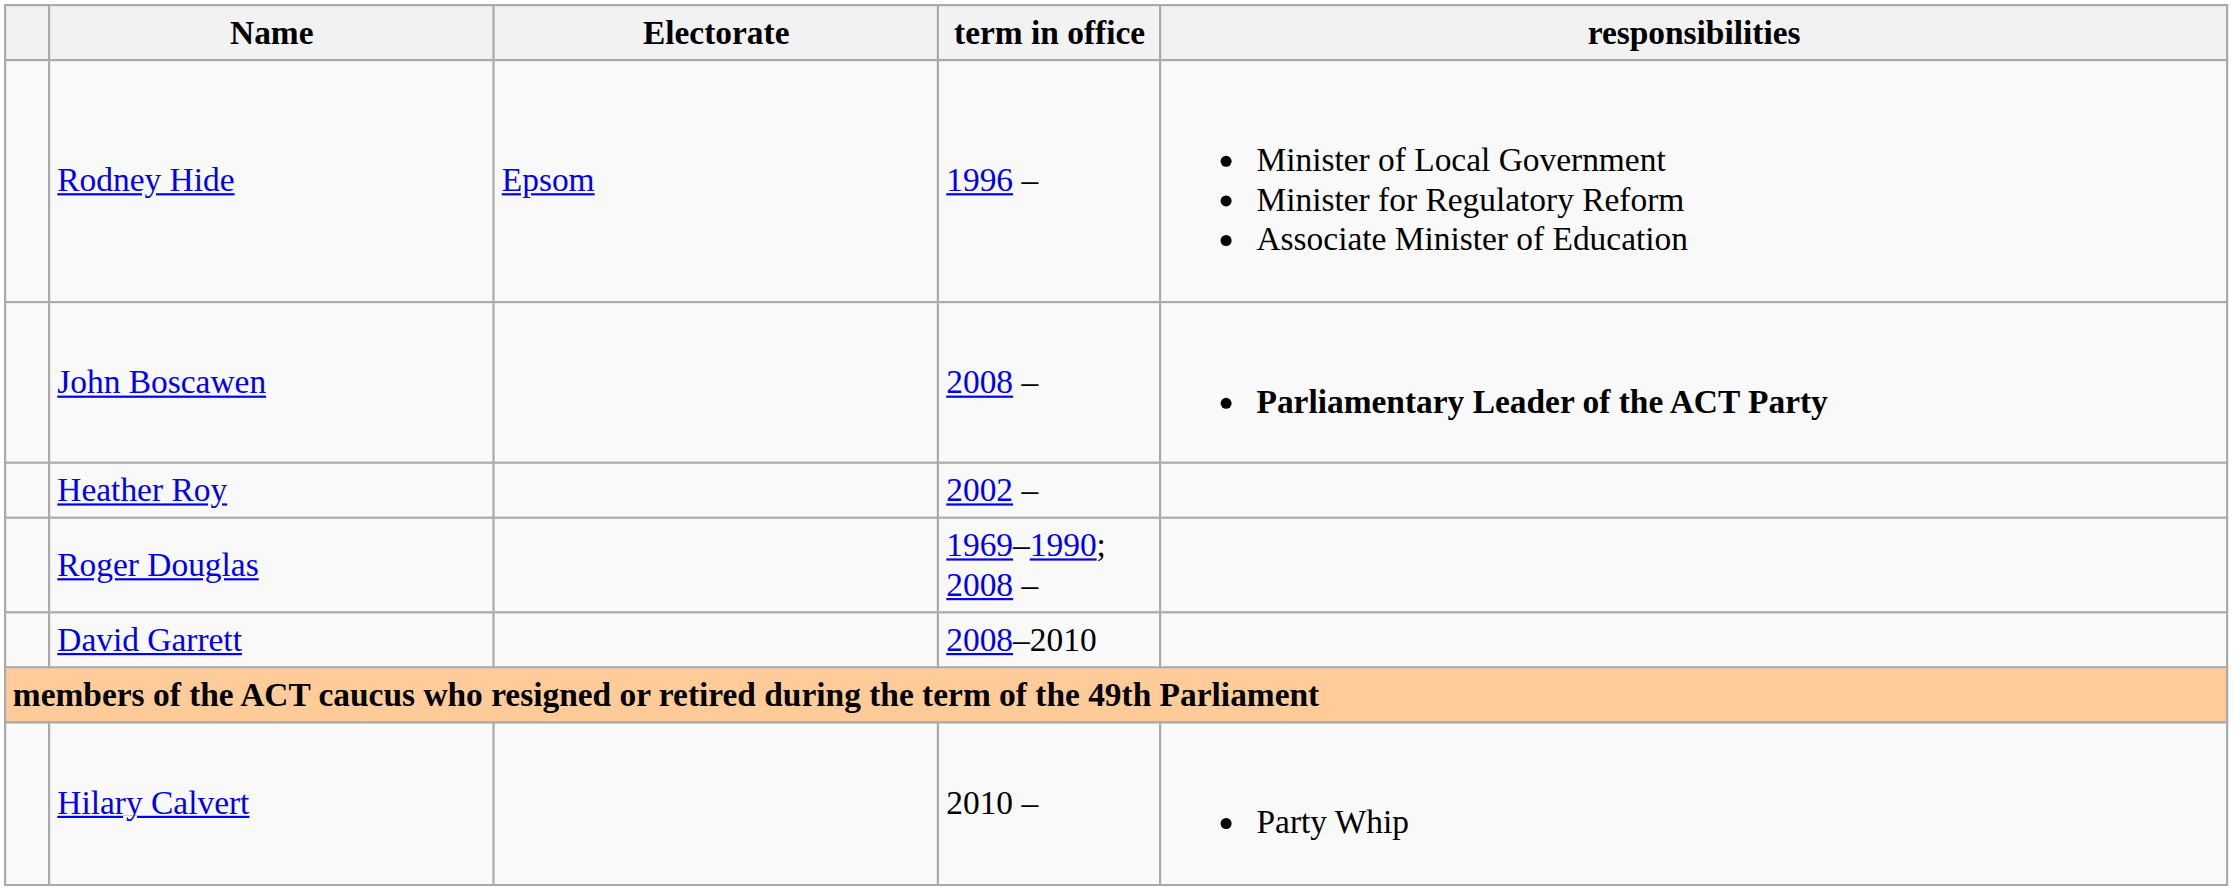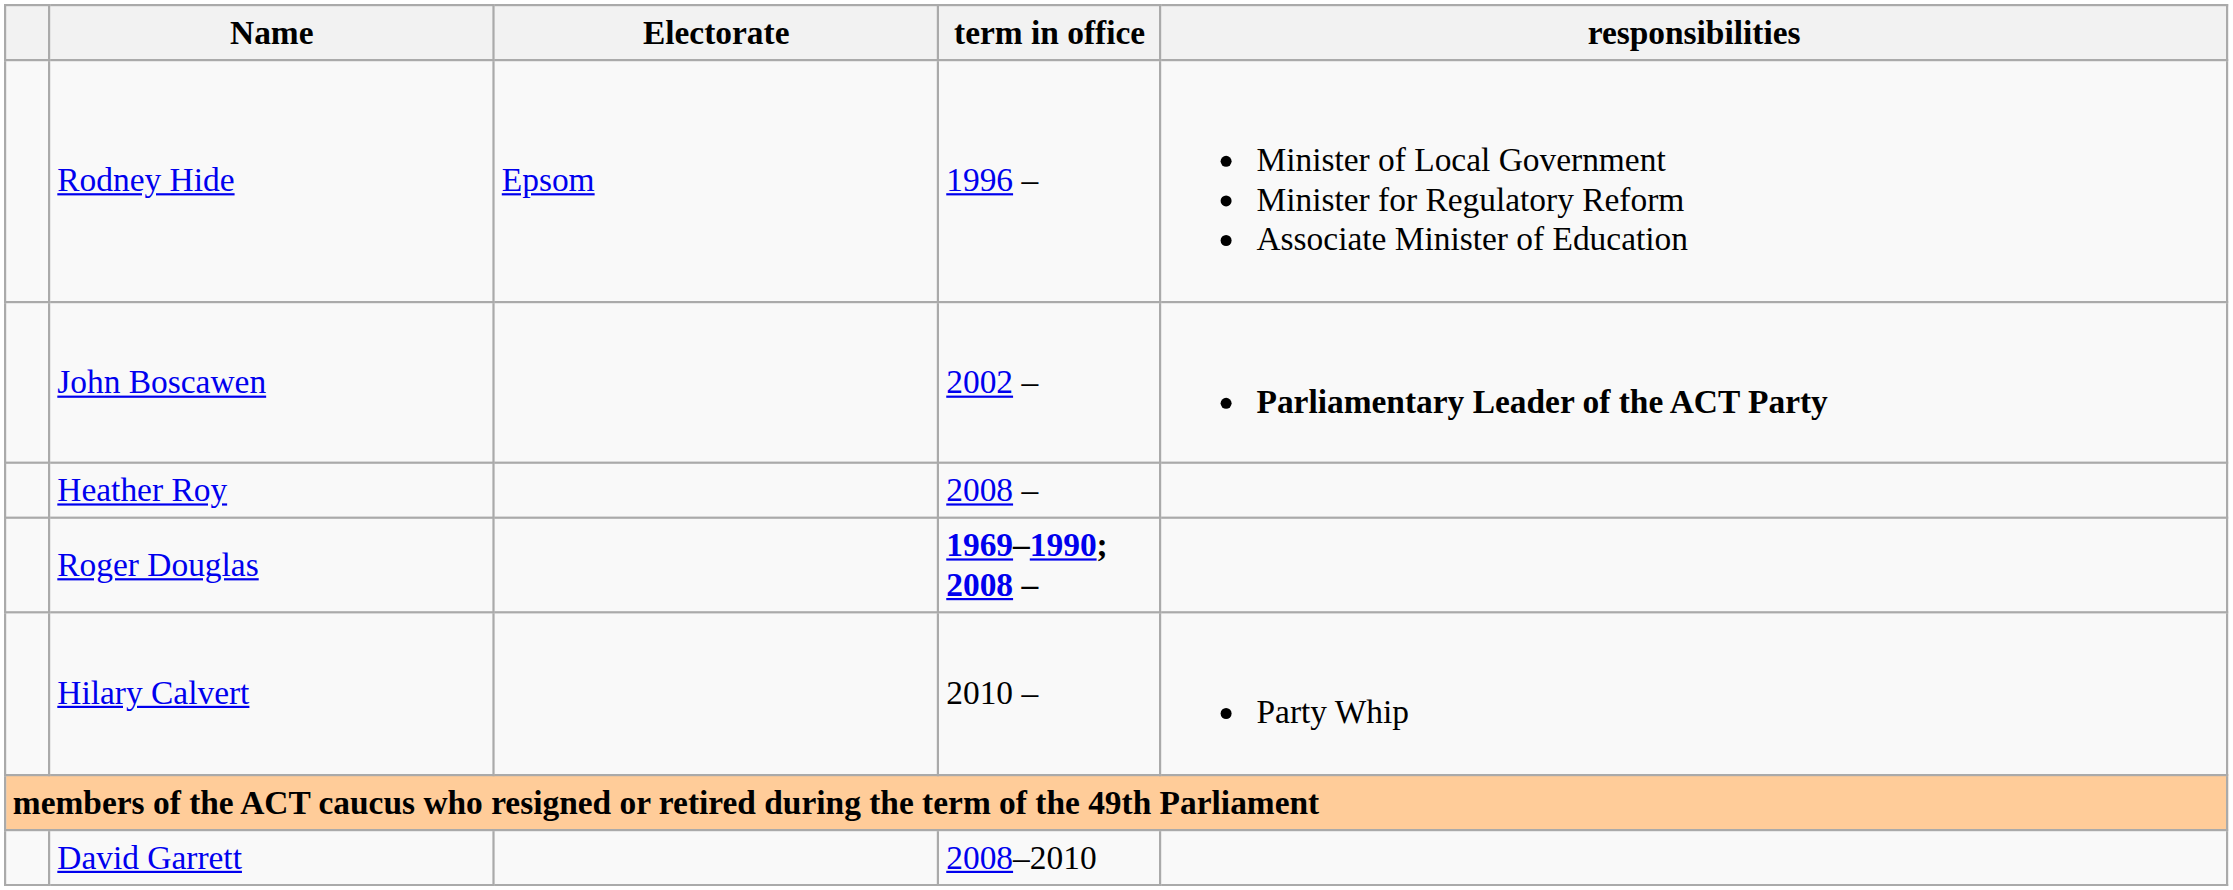(992, 381) 2008 – -> (992, 381) 2002 –
(992, 489) 2002 – -> (992, 489) 2008 –
(1026, 564) normal -> (1027, 564) bold
rows swapped: (153, 803) <-> (150, 639)
